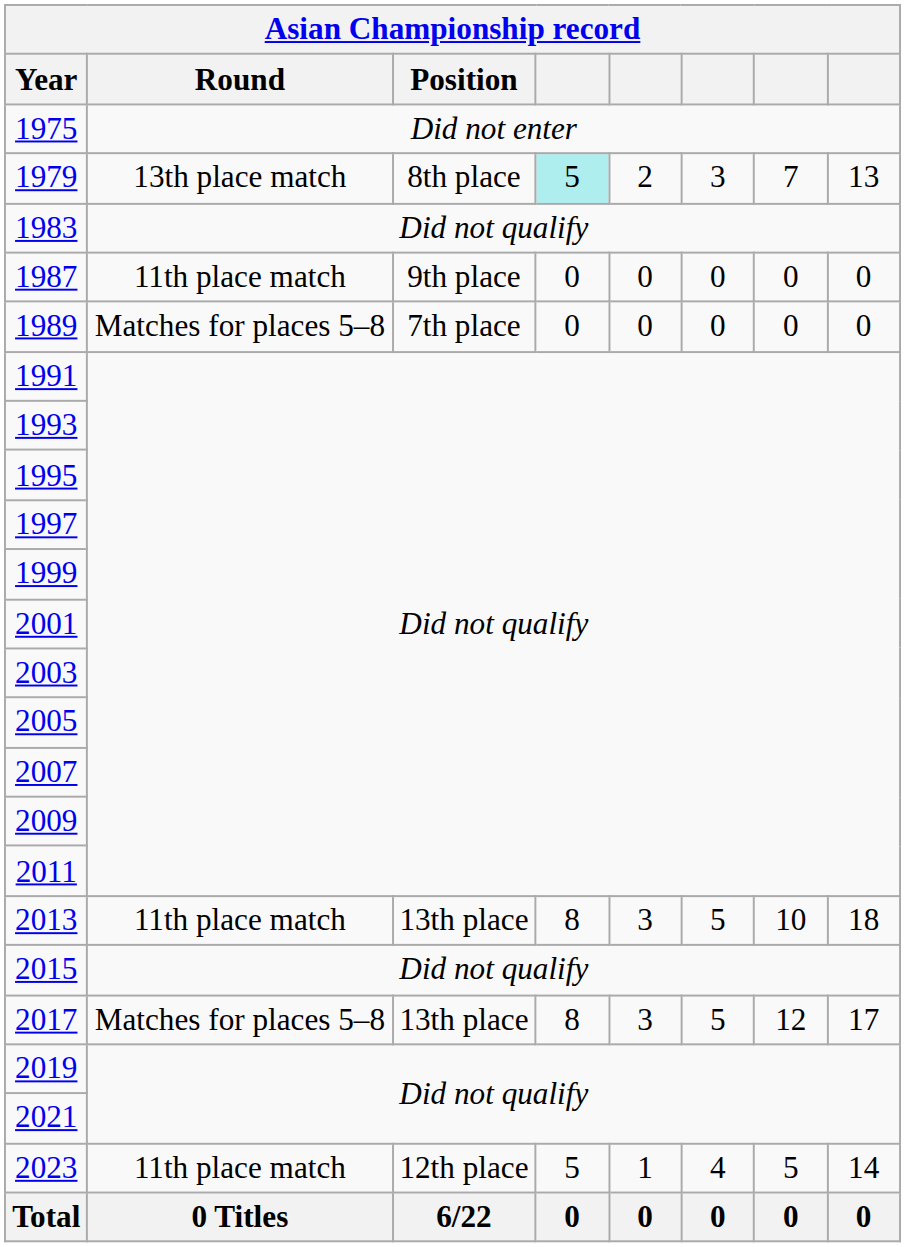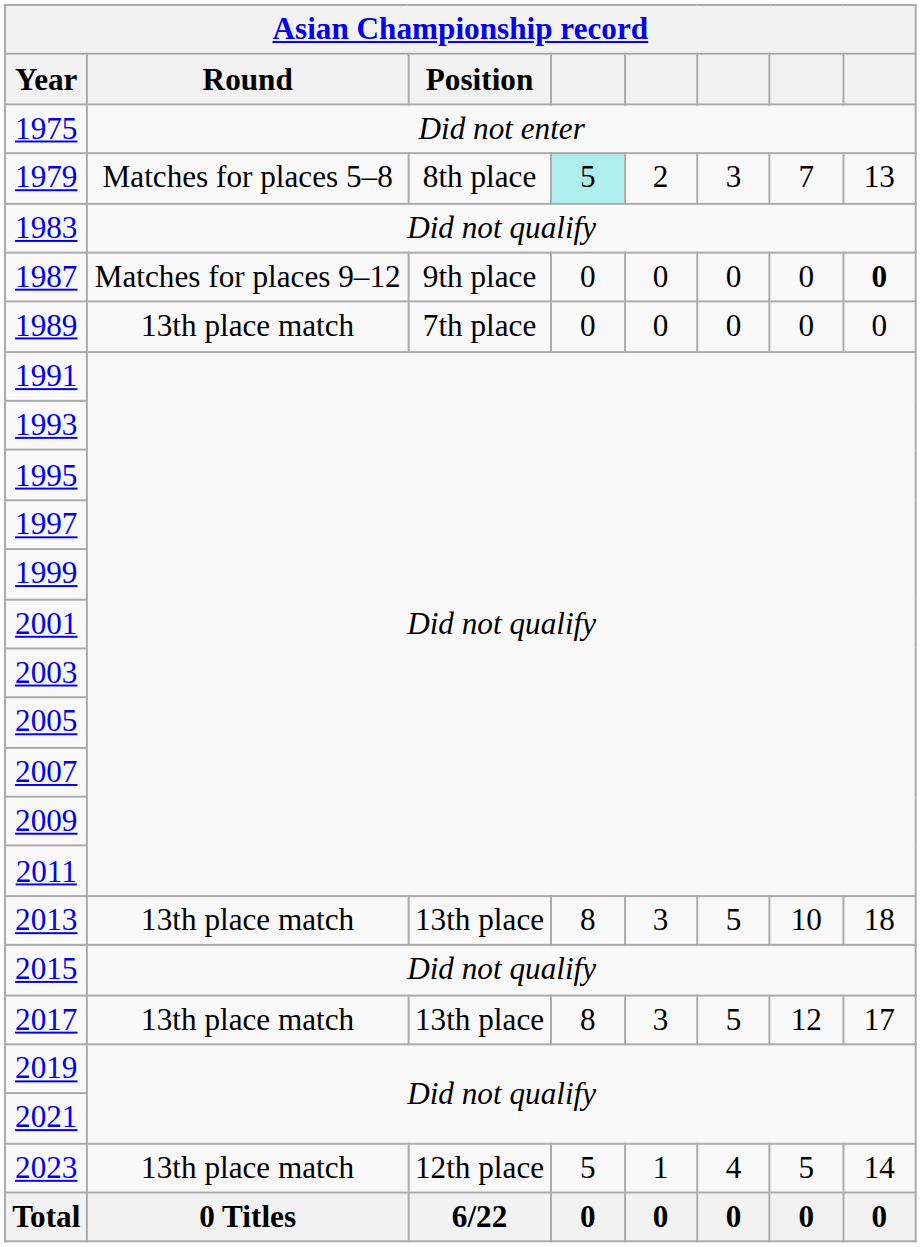(240, 177) 13th place match -> (248, 177) Matches for places 5–8
(240, 276) 11th place match -> (248, 276) Matches for places 9–12
(864, 276) normal -> (879, 276) bold
(240, 326) Matches for places 5–8 -> (248, 326) 13th place match
(240, 919) 11th place match -> (248, 919) 13th place match
(240, 1018) Matches for places 5–8 -> (248, 1018) 13th place match
(240, 1167) 11th place match -> (248, 1167) 13th place match
